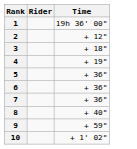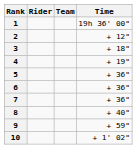+ column: (65, 11)
